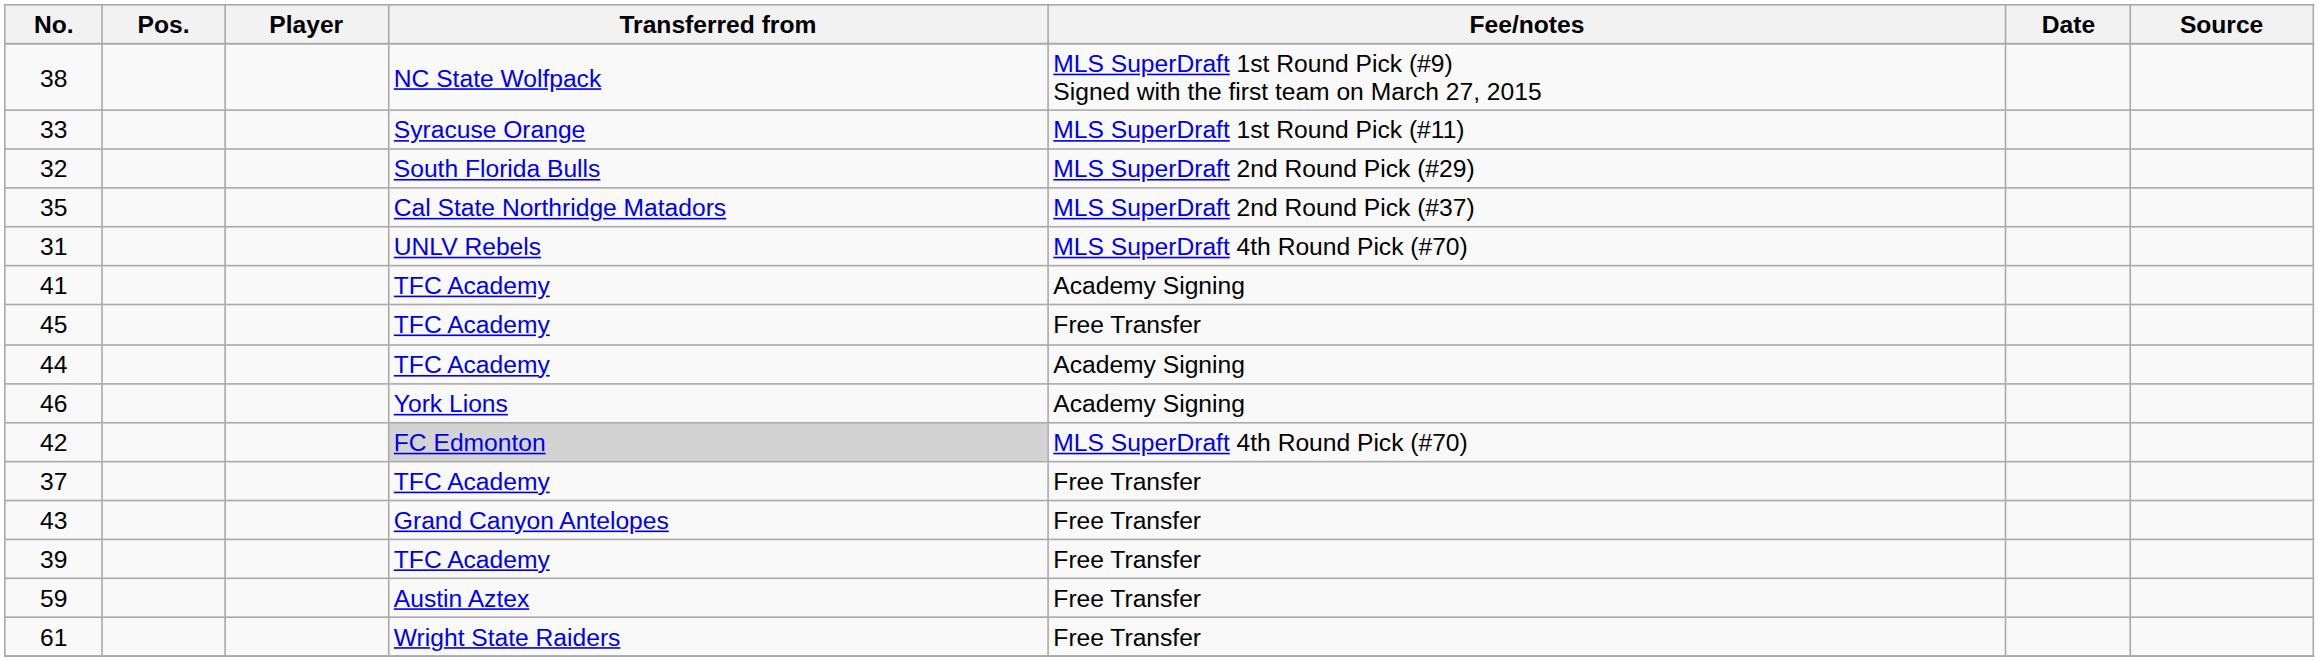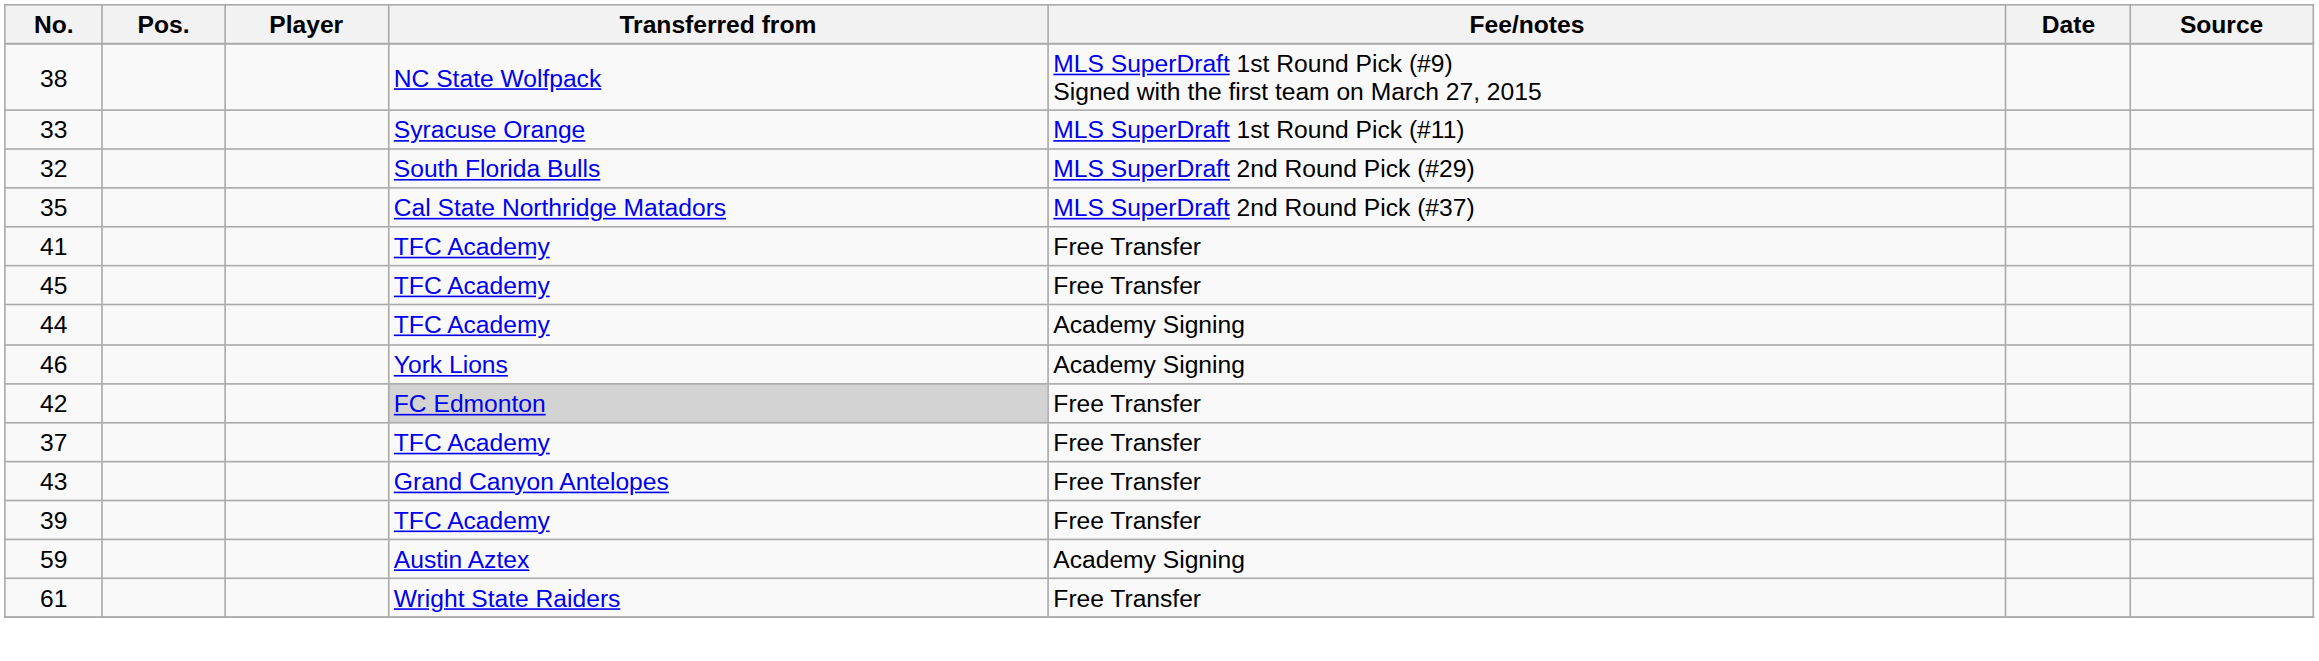- row: (54, 247)
(1149, 286) Academy Signing -> (1127, 247) Free Transfer
(1261, 442) MLS SuperDraft 4th Round Pick (#70) -> (1127, 403) Free Transfer
(1127, 598) Free Transfer -> (1149, 559) Academy Signing
